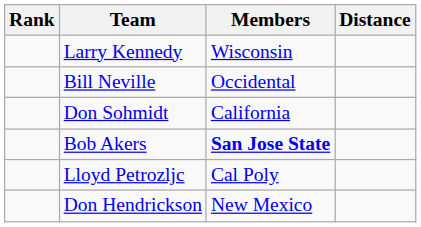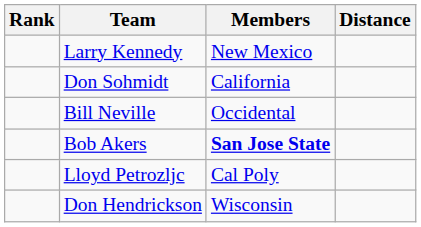(252, 50) Wisconsin -> (262, 50) New Mexico
rows swapped: (110, 81) <-> (116, 112)
(262, 205) New Mexico -> (252, 205) Wisconsin
